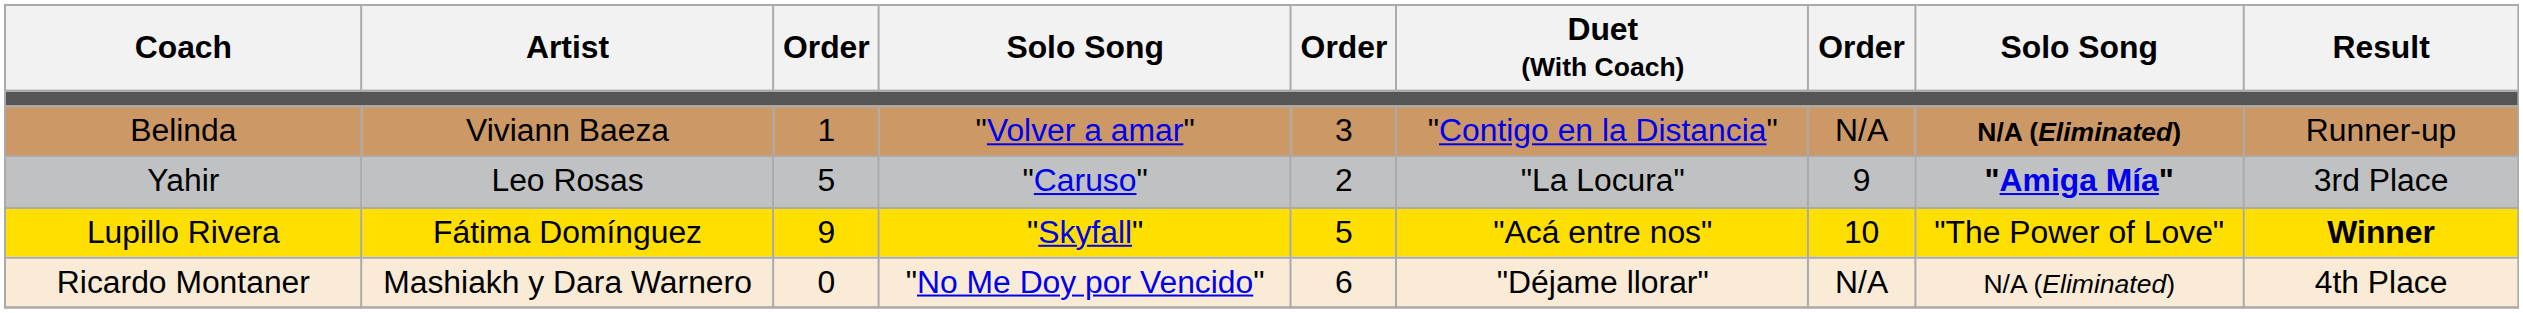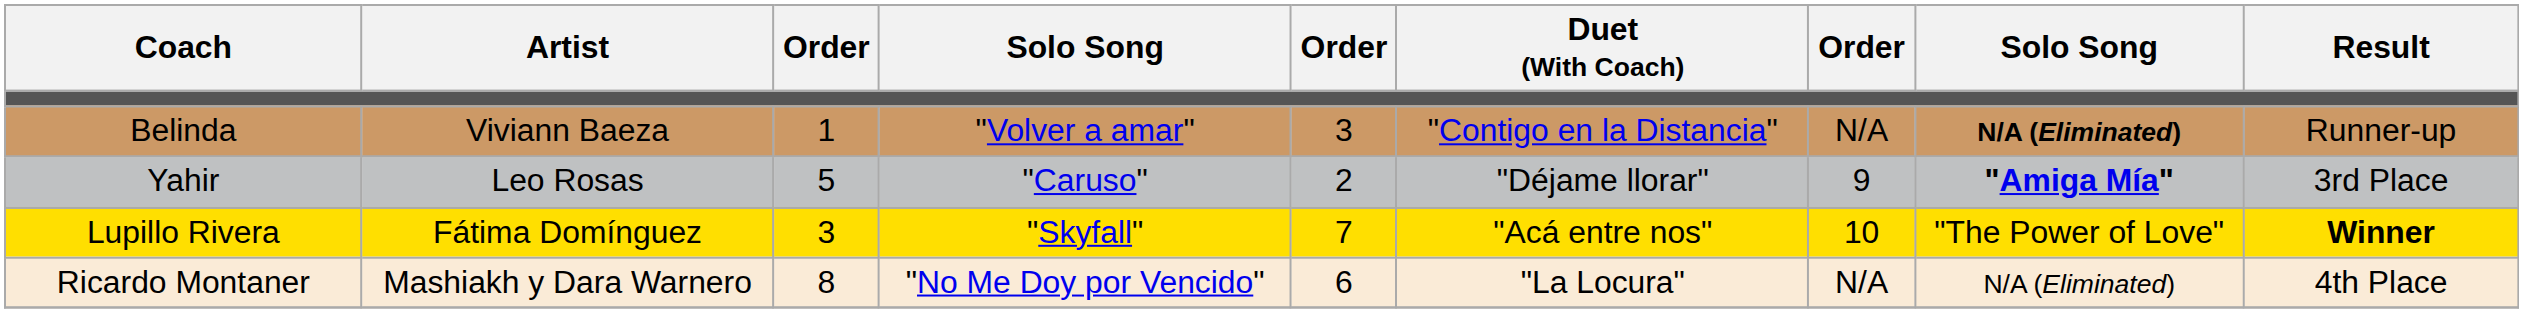(1603, 181) "La Locura" -> (1603, 181) "Déjame llorar"
(826, 231) 9 -> (826, 231) 3
(1344, 231) 5 -> (1344, 231) 7
(826, 282) 0 -> (826, 282) 8
(1603, 282) "Déjame llorar" -> (1603, 282) "La Locura"
